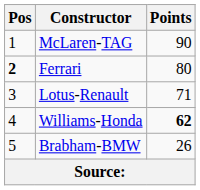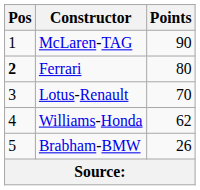(184, 95) 71 -> (184, 95) 70
(184, 120) bold -> (184, 120) normal
